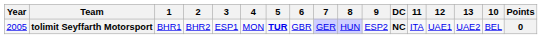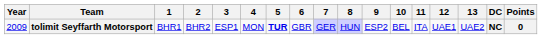columns swapped: (493, 12) <-> (399, 12)
(17, 27) 2005 -> (17, 27) 2009
